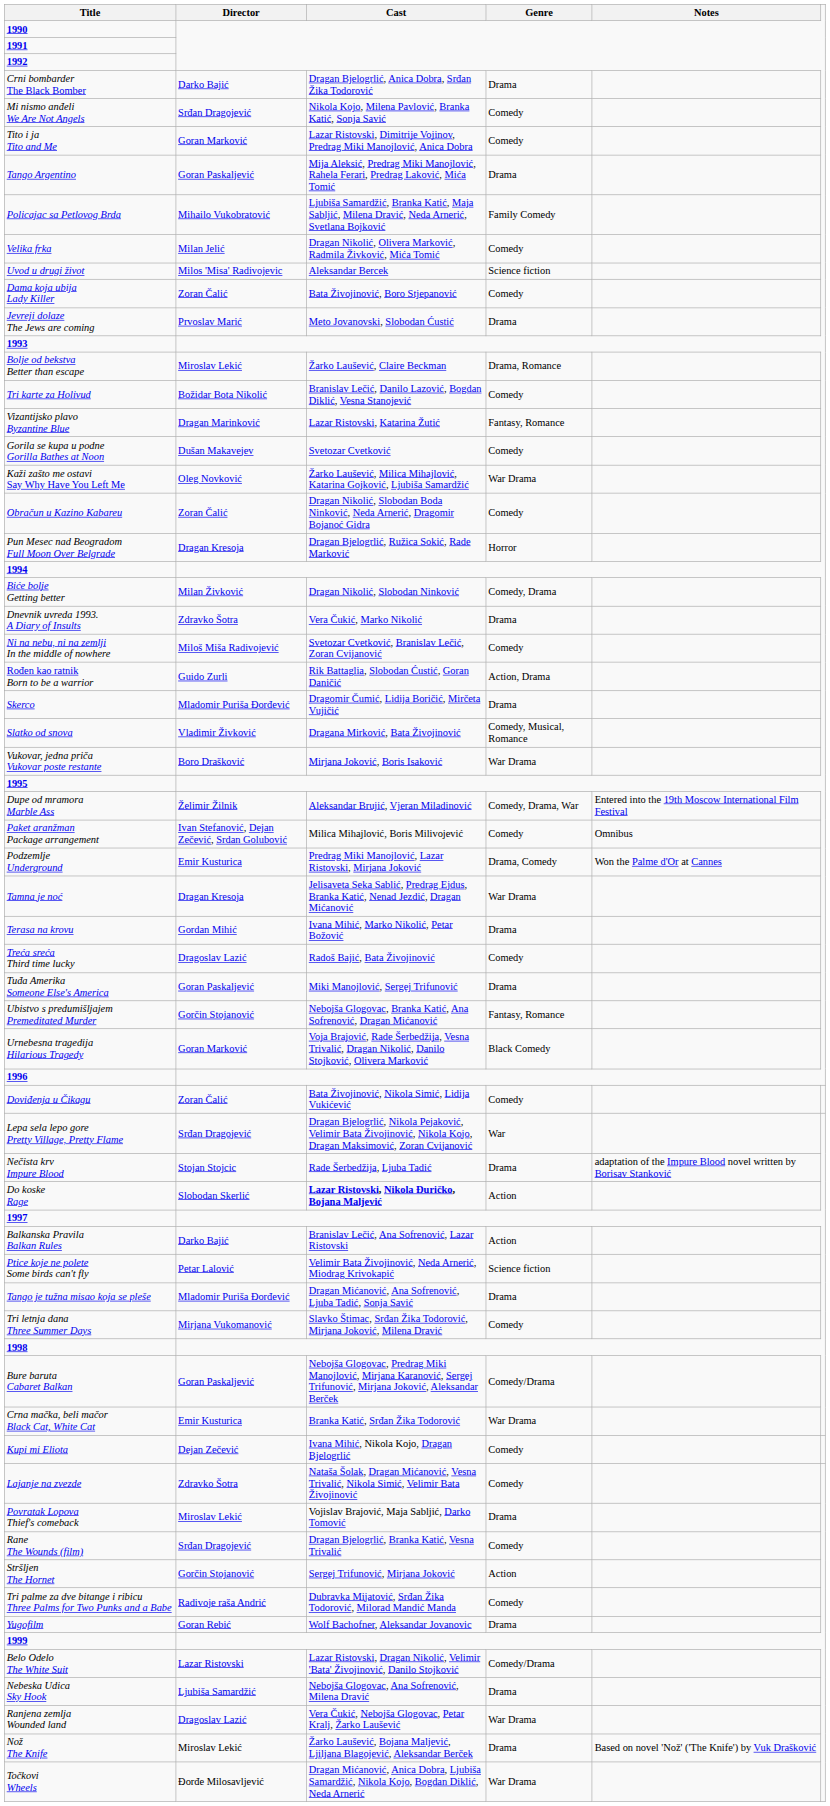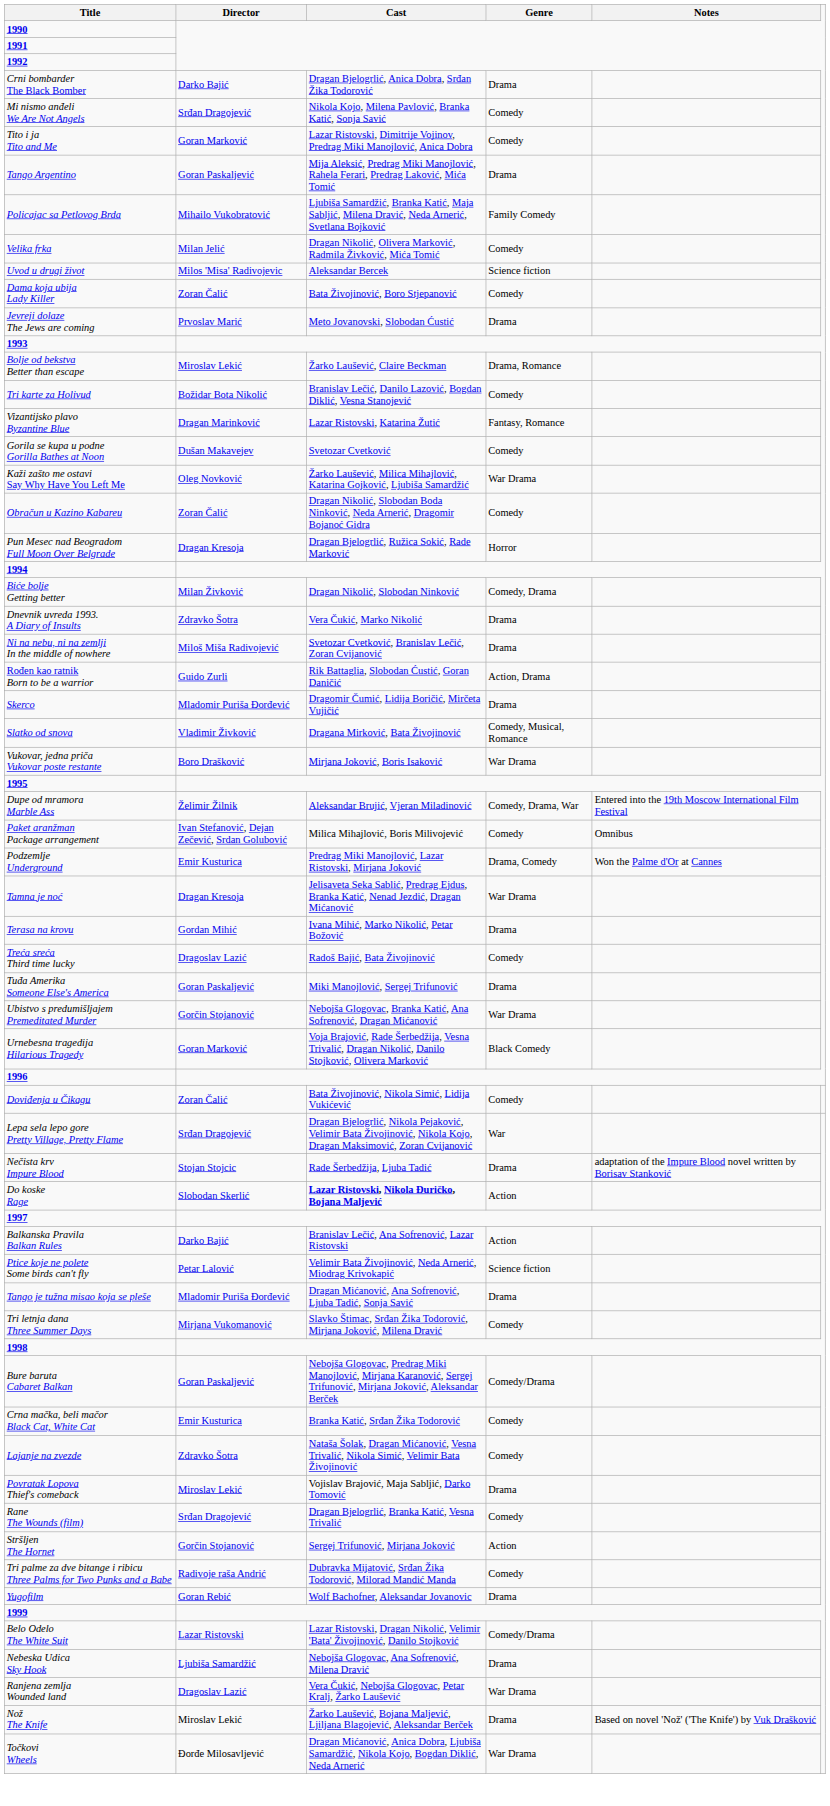(506, 648) Comedy -> (502, 648) Drama
(526, 1014) Fantasy, Romance -> (512, 1014) War Drama
(512, 1421) War Drama -> (506, 1421) Comedy
- row: (37, 1449)
